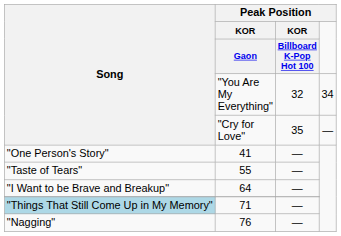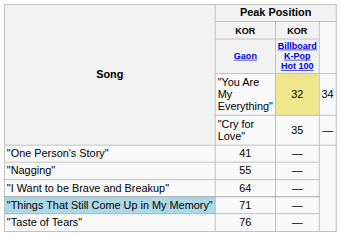(297, 94) no background -> (297, 94) khaki background
(44, 171) "Taste of Tears" -> (31, 171) "Nagging"
(31, 222) "Nagging" -> (44, 222) "Taste of Tears"
